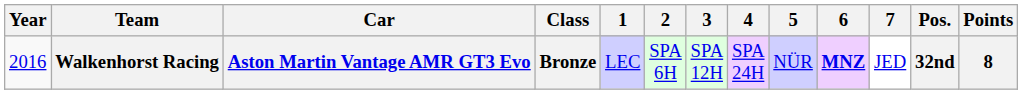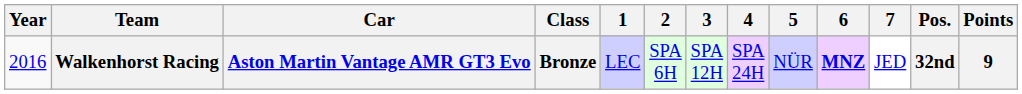(988, 62) 8 -> (988, 62) 9
